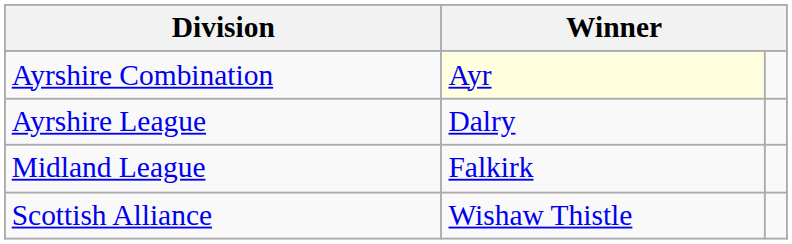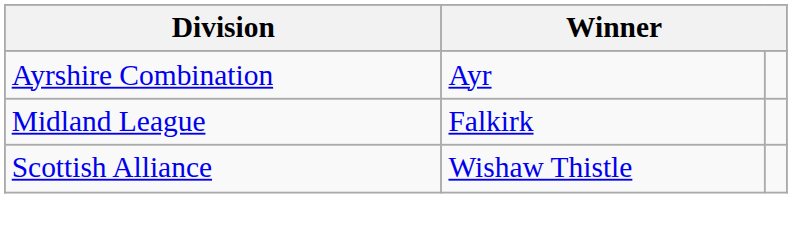(470, 74) lightyellow background -> (470, 74) no background
- row: (109, 121)
